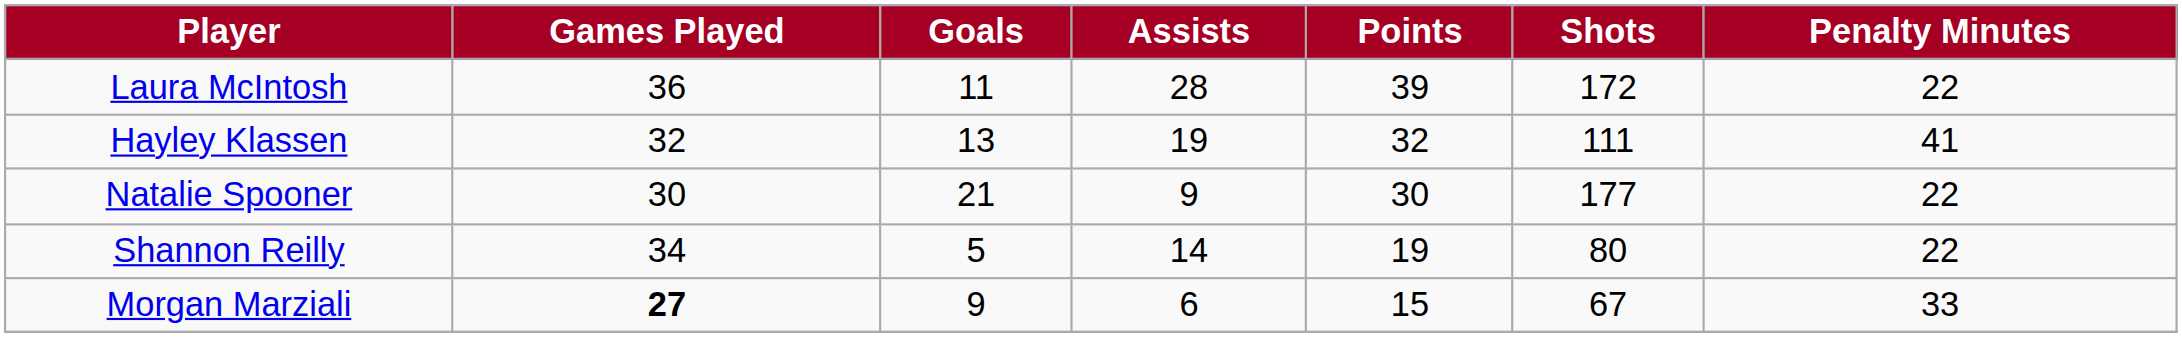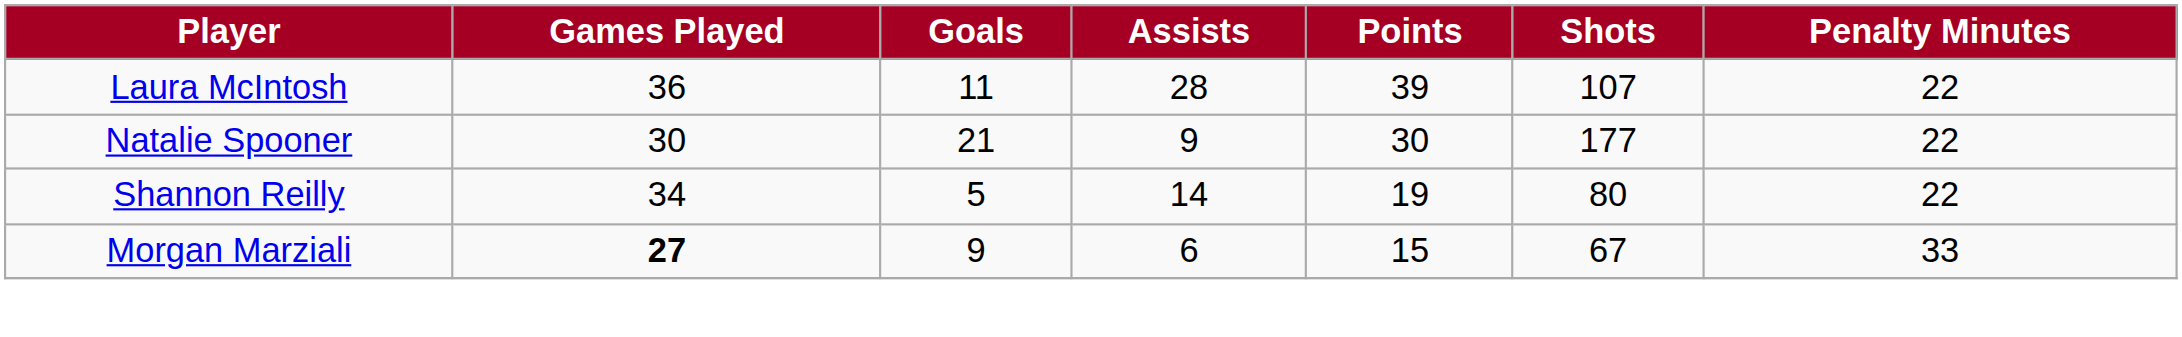(1608, 86) 172 -> (1608, 86) 107
- row: (229, 140)
